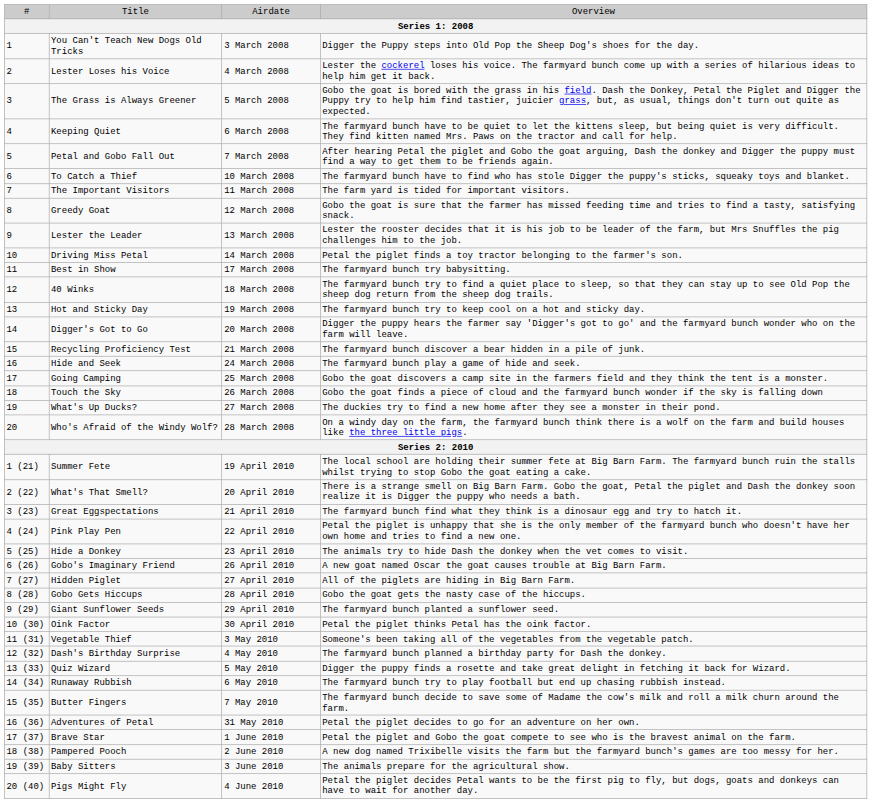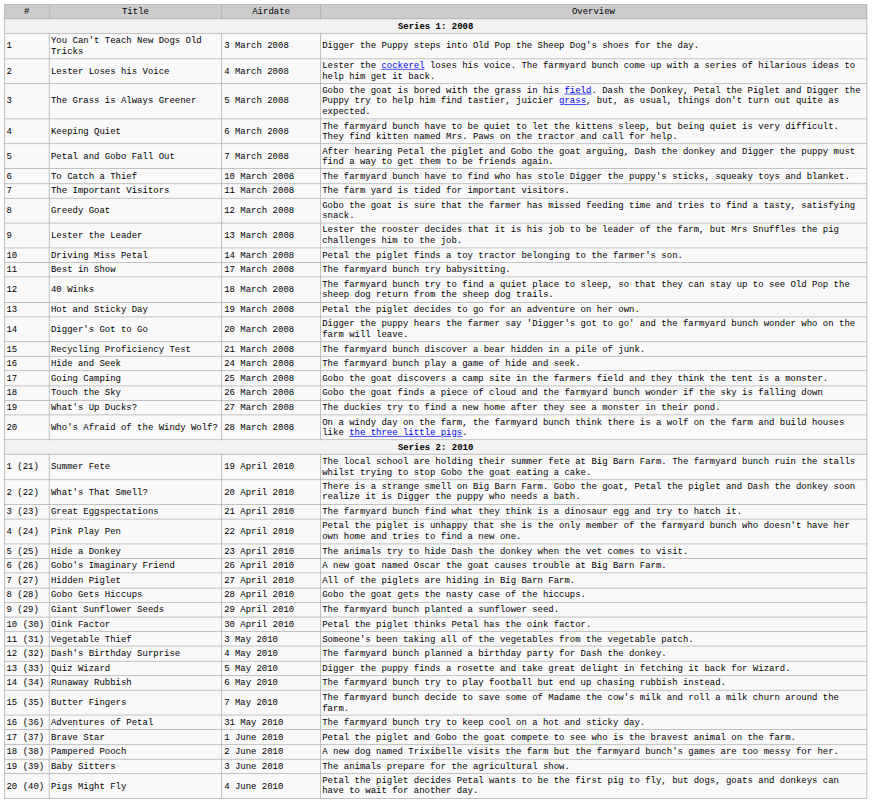(484, 309) The farmyard bunch try to keep cool on a hot and sticky day. -> (481, 309) Petal the piglet decides to go for an adventure on her own.
(481, 722) Petal the piglet decides to go for an adventure on her own. -> (484, 722) The farmyard bunch try to keep cool on a hot and sticky day.
